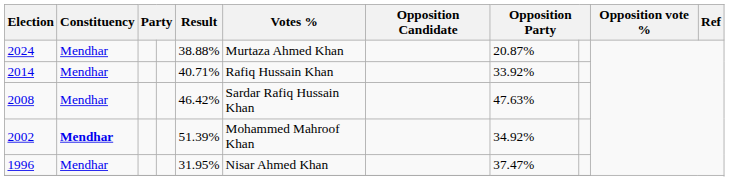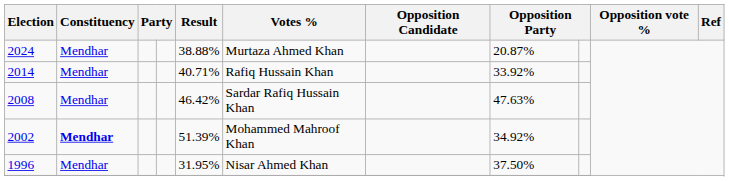(514, 165) 37.47% -> (514, 165) 37.50%
